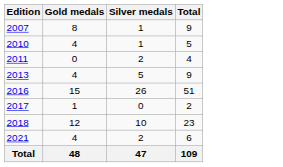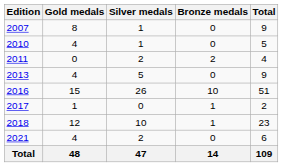+ column: (213, 12)
